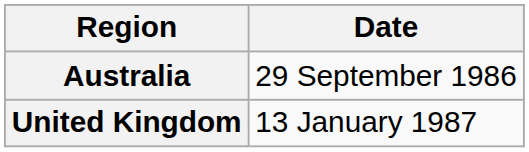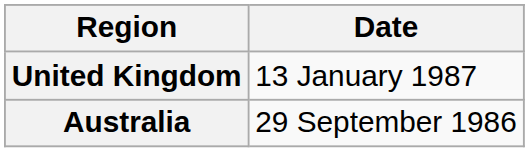rows swapped: (127, 75) <-> (127, 122)
